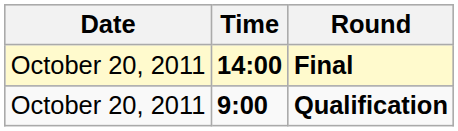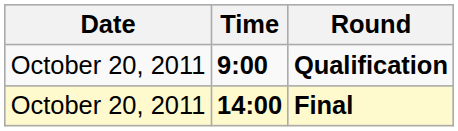rows swapped: (371, 105) <-> (324, 65)
